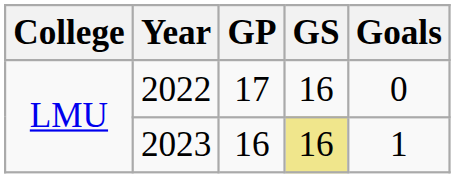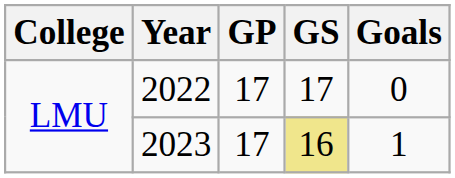(316, 88) 16 -> (316, 88) 17
(252, 144) 16 -> (252, 144) 17
